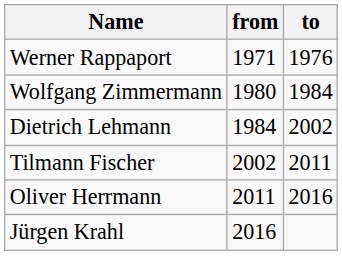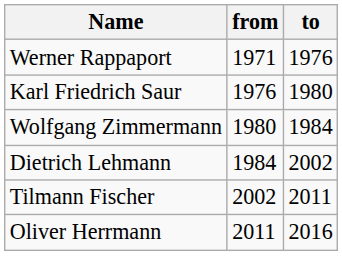+ row: (96, 92)
- row: (67, 232)
